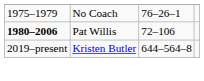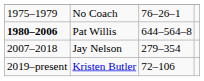(158, 31) 72–106 -> (167, 31) 644–564–8
+ row: (97, 48)
(167, 48) 644–564–8 -> (158, 66) 72–106
